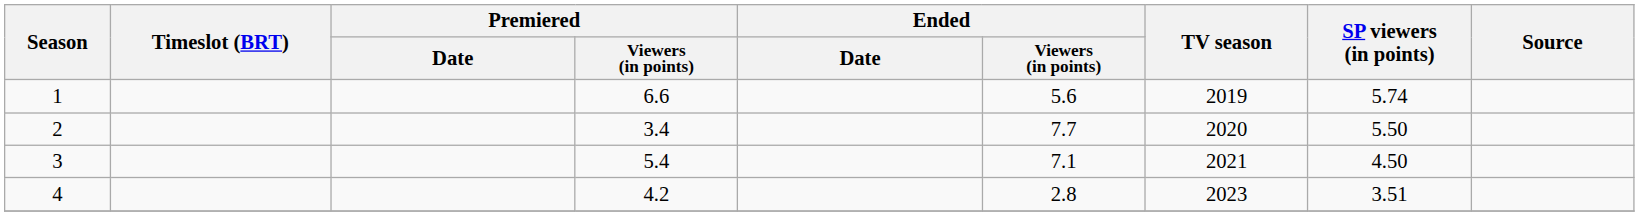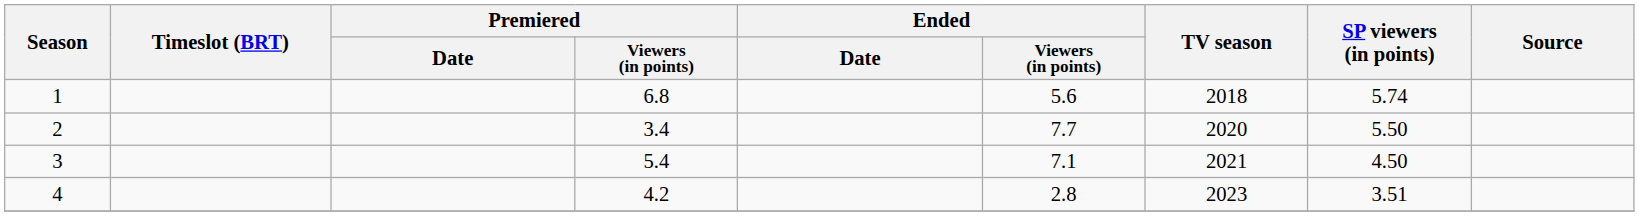(656, 96) 6.6 -> (656, 96) 6.8
(1227, 96) 2019 -> (1227, 96) 2018
